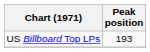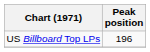(124, 39) 193 -> (124, 39) 196
